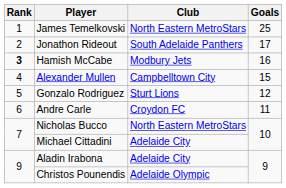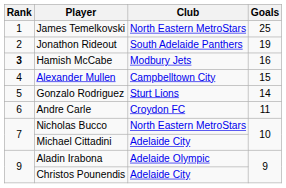(265, 45) 17 -> (265, 45) 19
(265, 93) 12 -> (265, 93) 14
(160, 158) Adelaide City -> (170, 158) Adelaide Olympic
(170, 175) Adelaide Olympic -> (160, 175) Adelaide City
